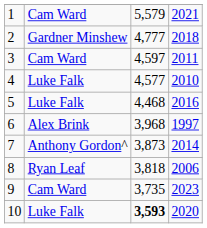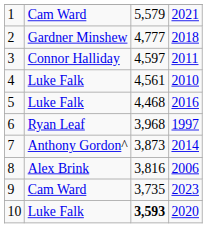(57, 59) Cam Ward -> (74, 59) Connor Halliday
(150, 80) 4,577 -> (150, 80) 4,561
(58, 124) Alex Brink -> (56, 124) Ryan Leaf
(56, 168) Ryan Leaf -> (58, 168) Alex Brink
(150, 168) 3,818 -> (150, 168) 3,816
